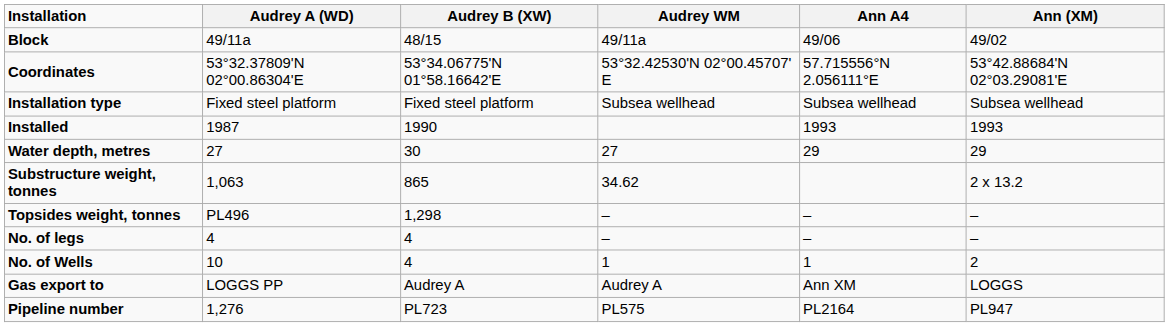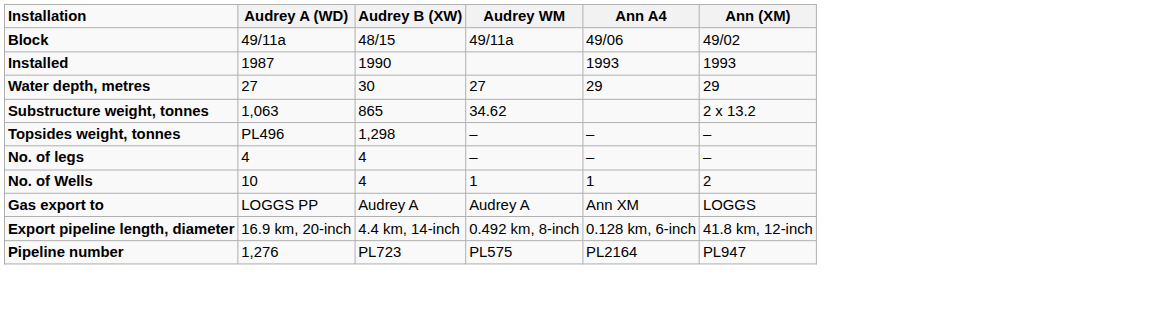- row: (51, 71)
- row: (65, 103)
+ row: (121, 228)
